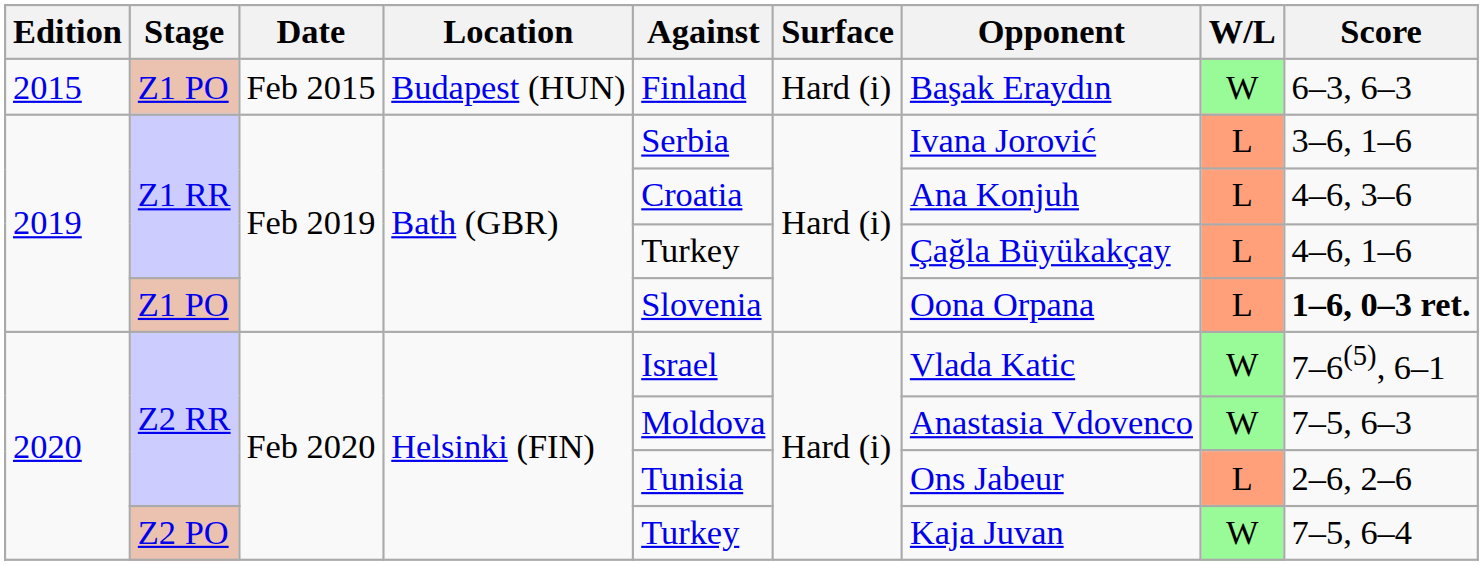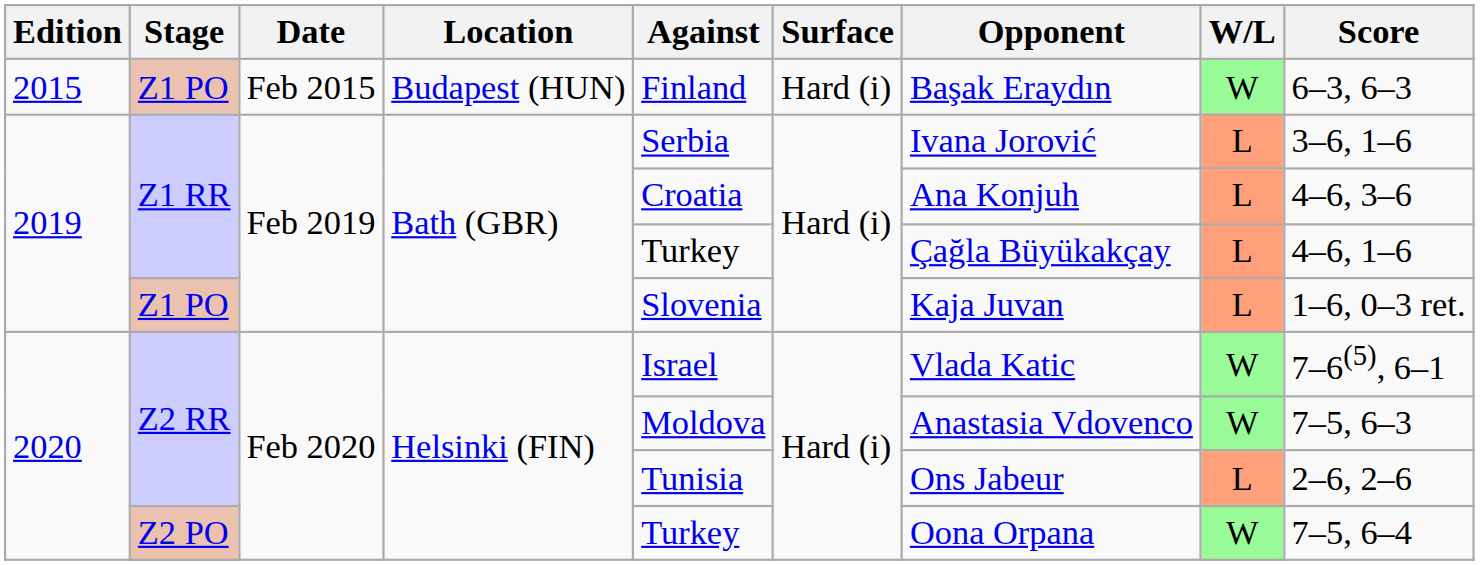(1002, 304) Oona Orpana -> (987, 304) Kaja Juvan
(1381, 304) bold -> (1379, 304) normal
(987, 532) Kaja Juvan -> (1002, 532) Oona Orpana
